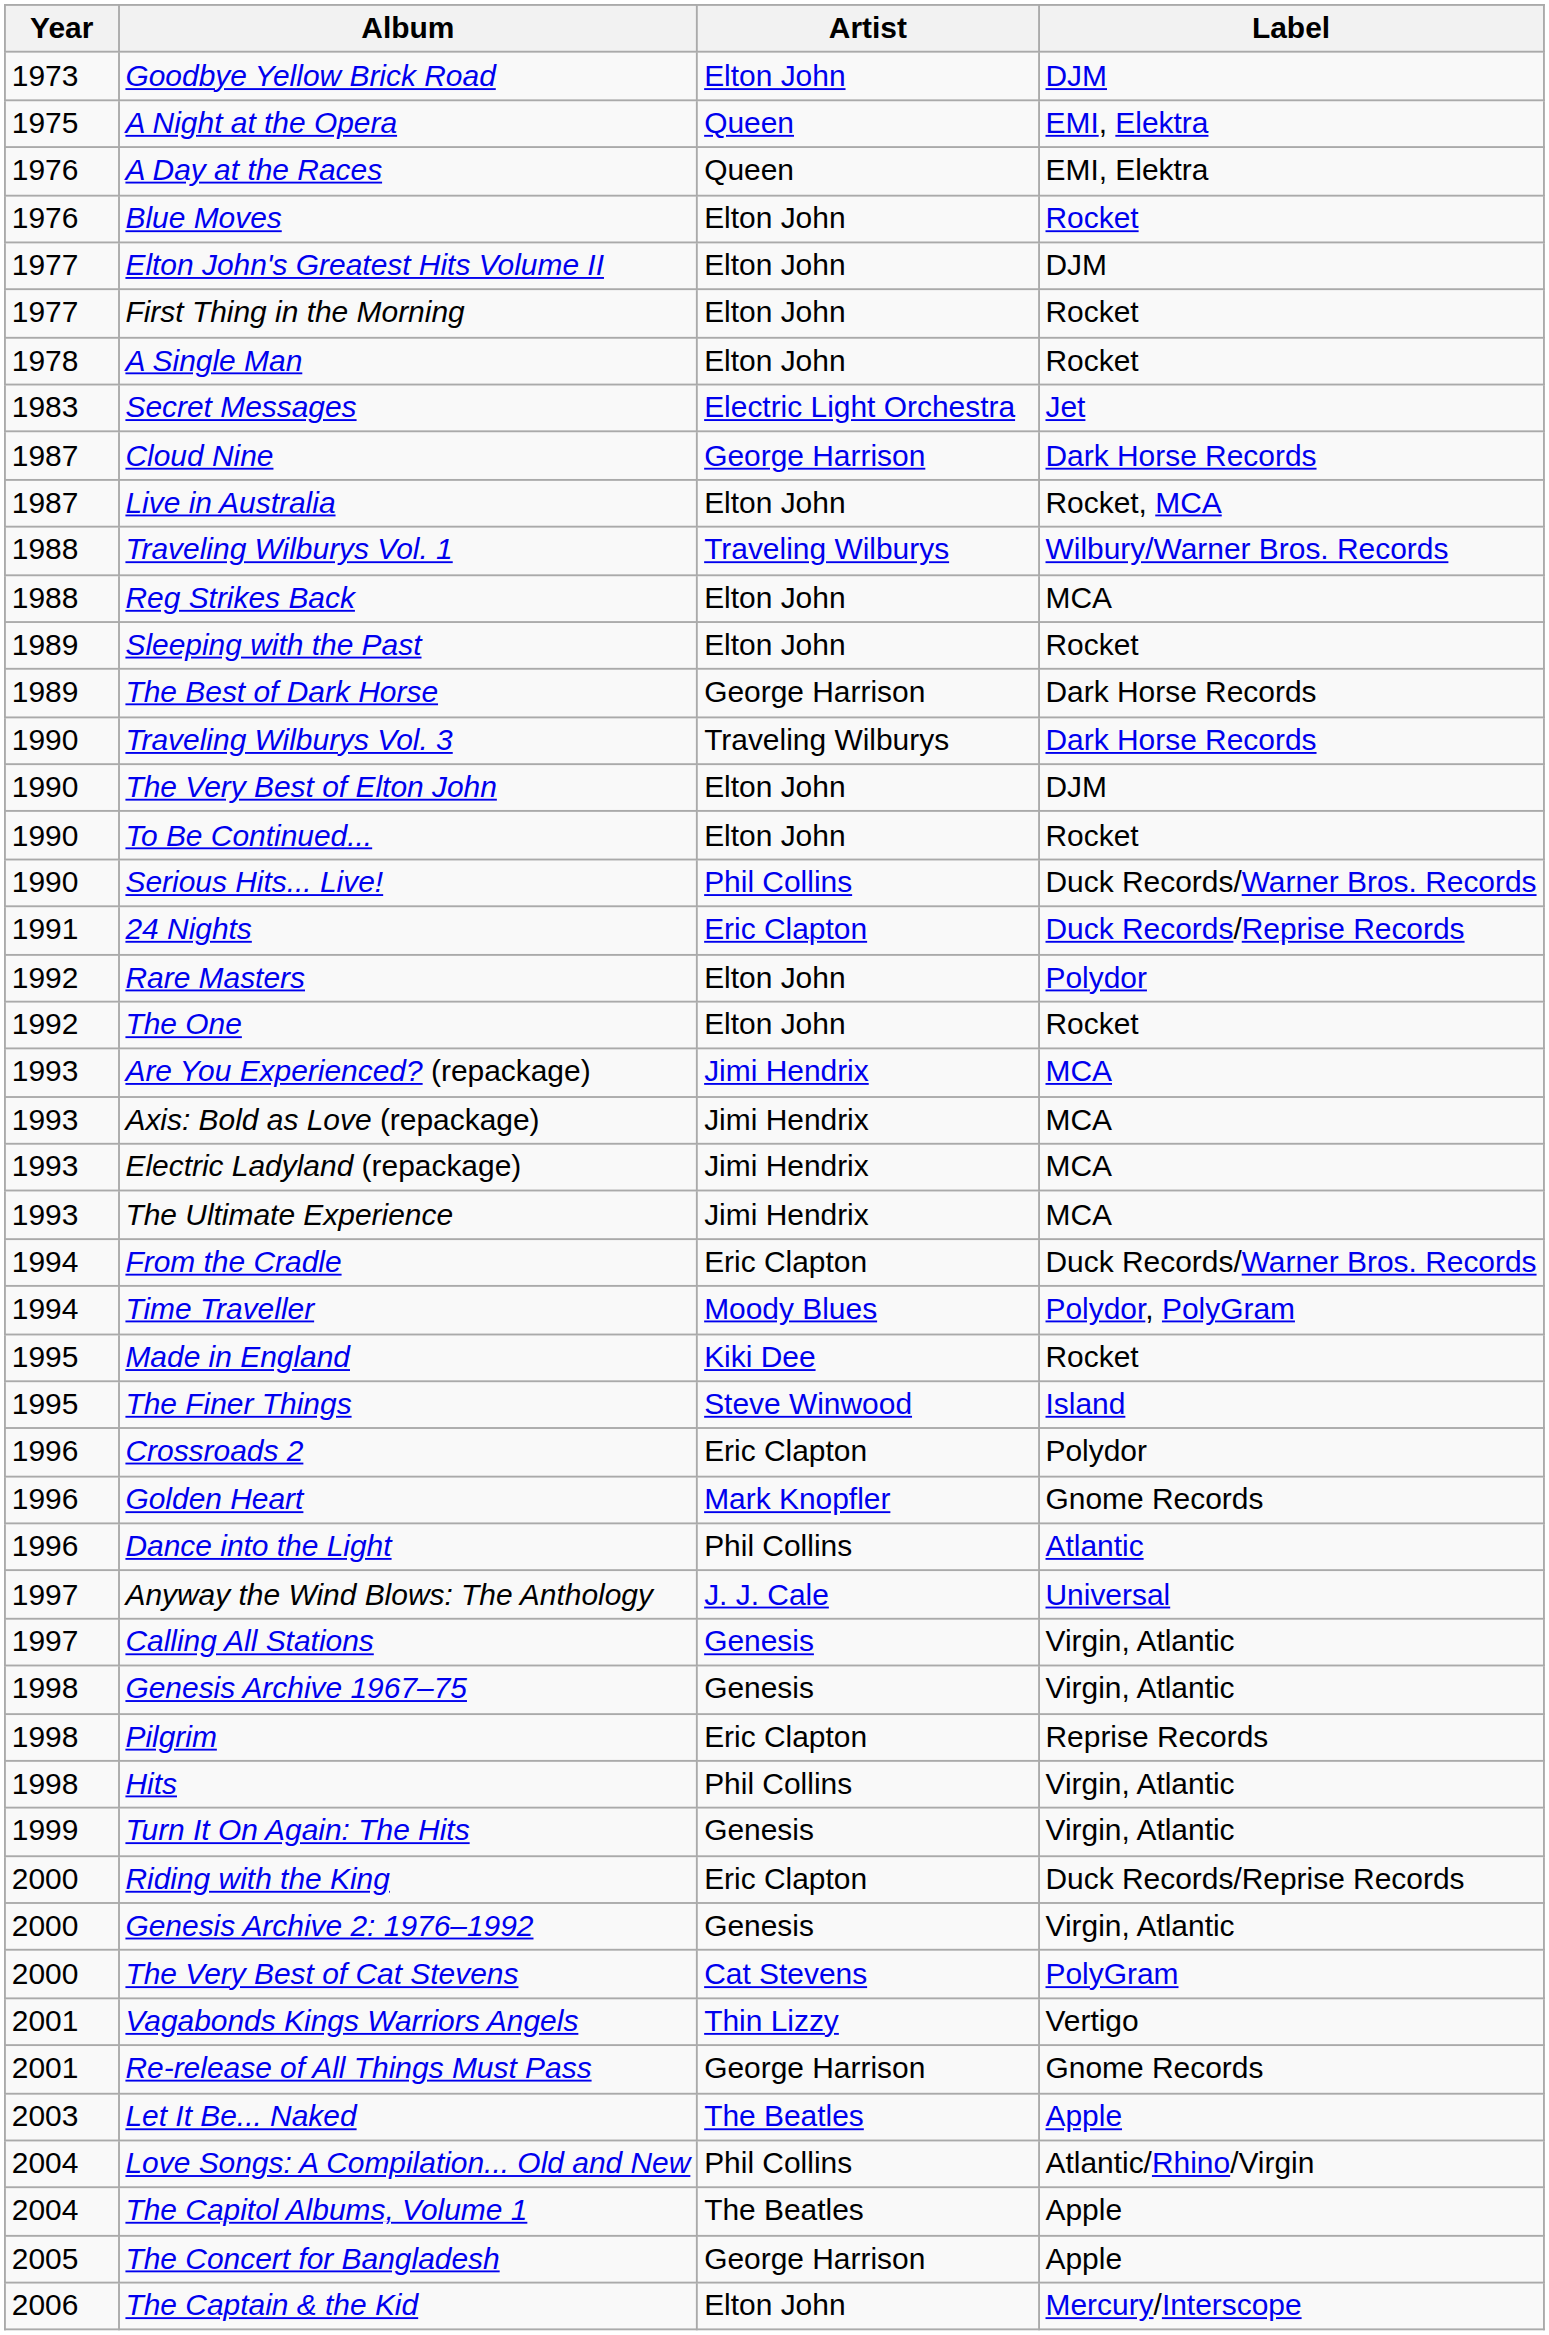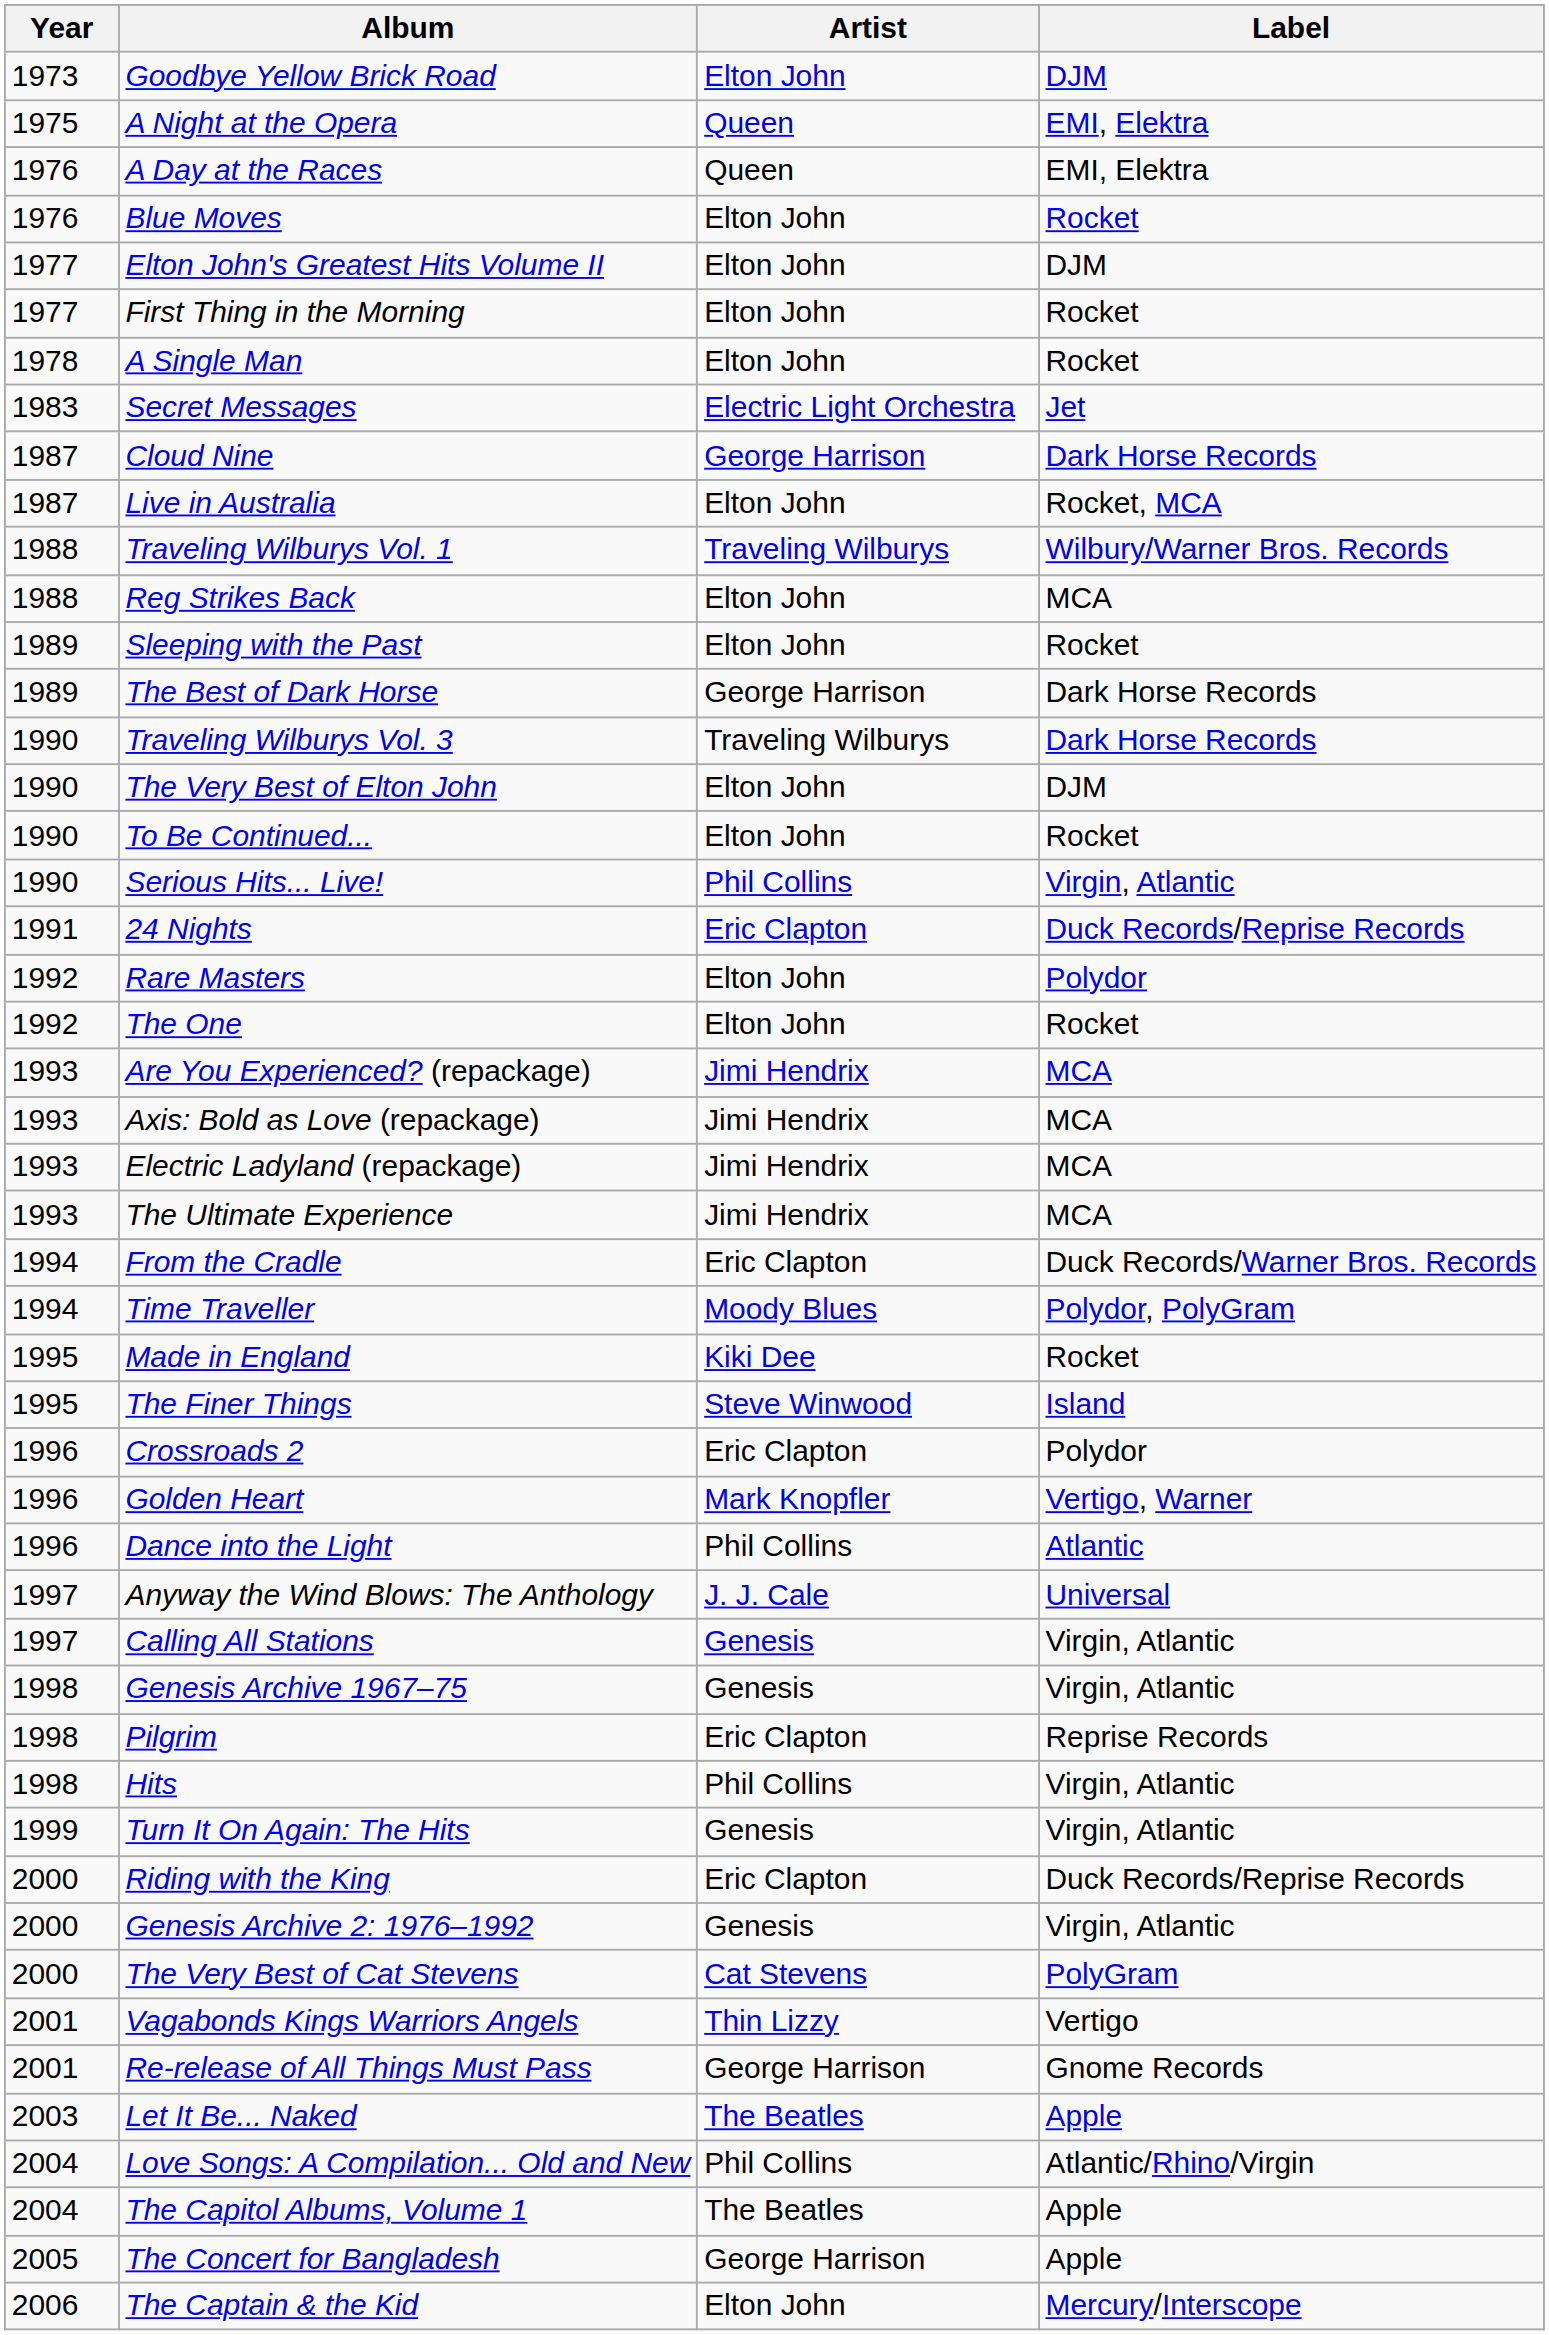(1291, 882) Duck Records/Warner Bros. Records -> (1140, 882) Virgin, Atlantic
(1154, 1499) Gnome Records -> (1149, 1499) Vertigo, Warner
